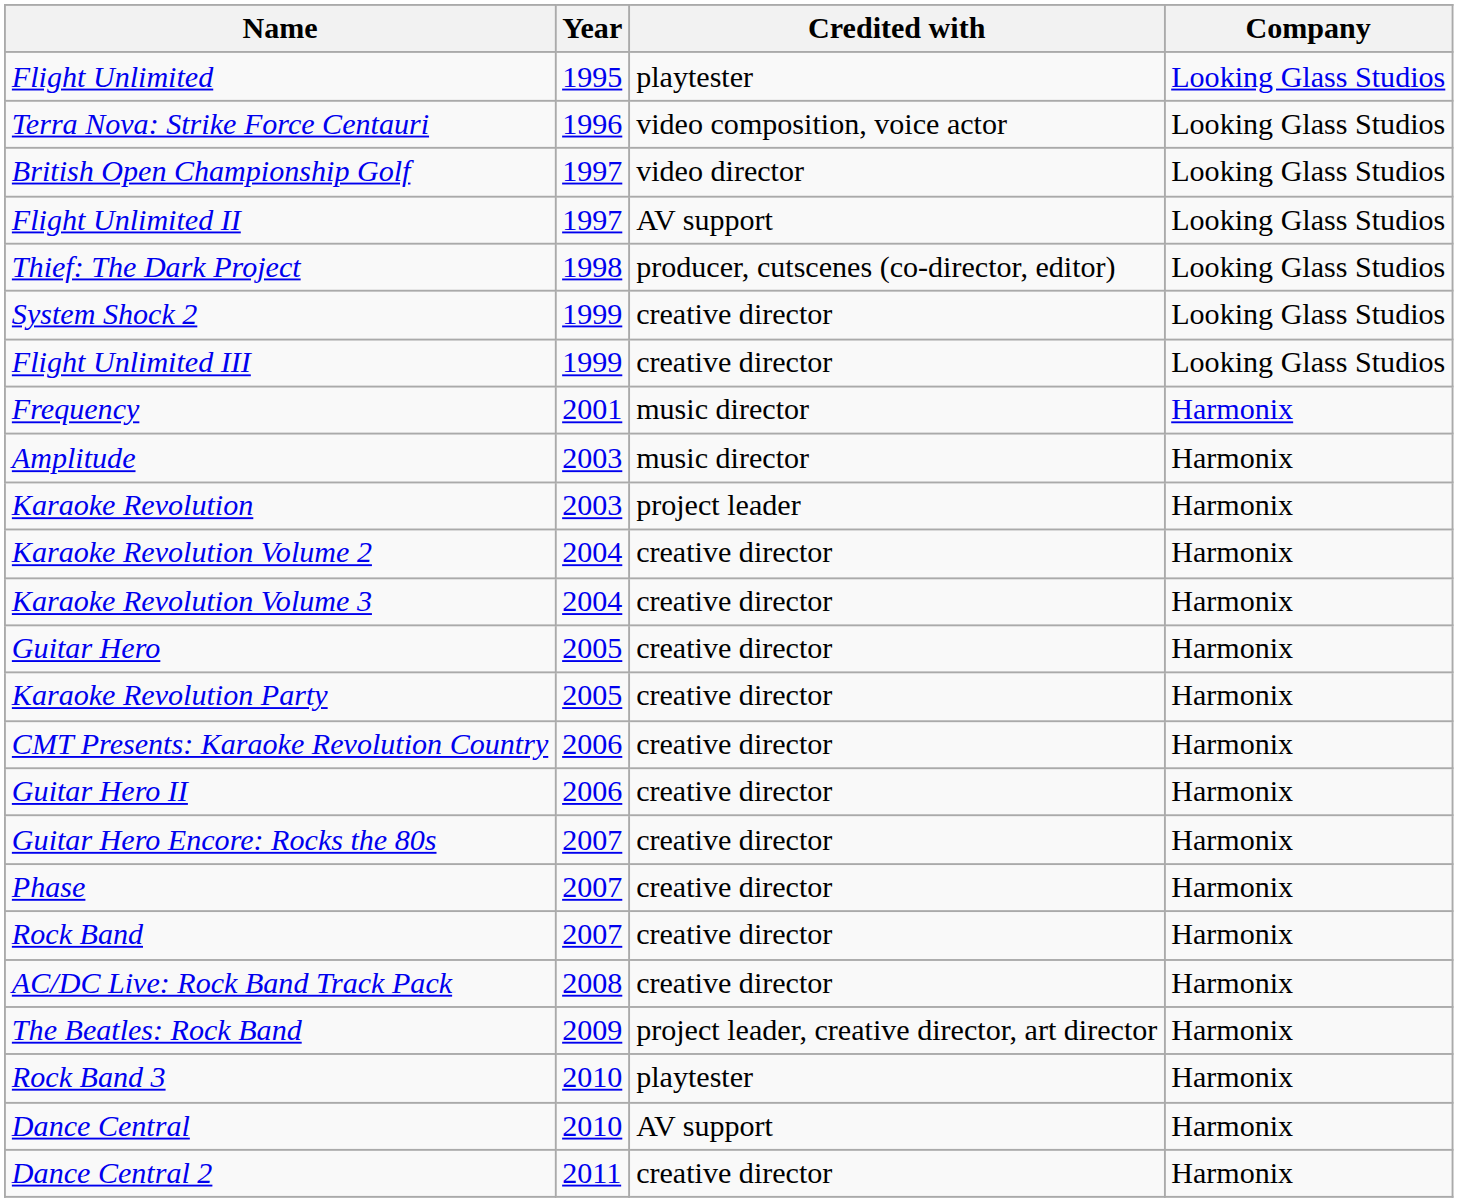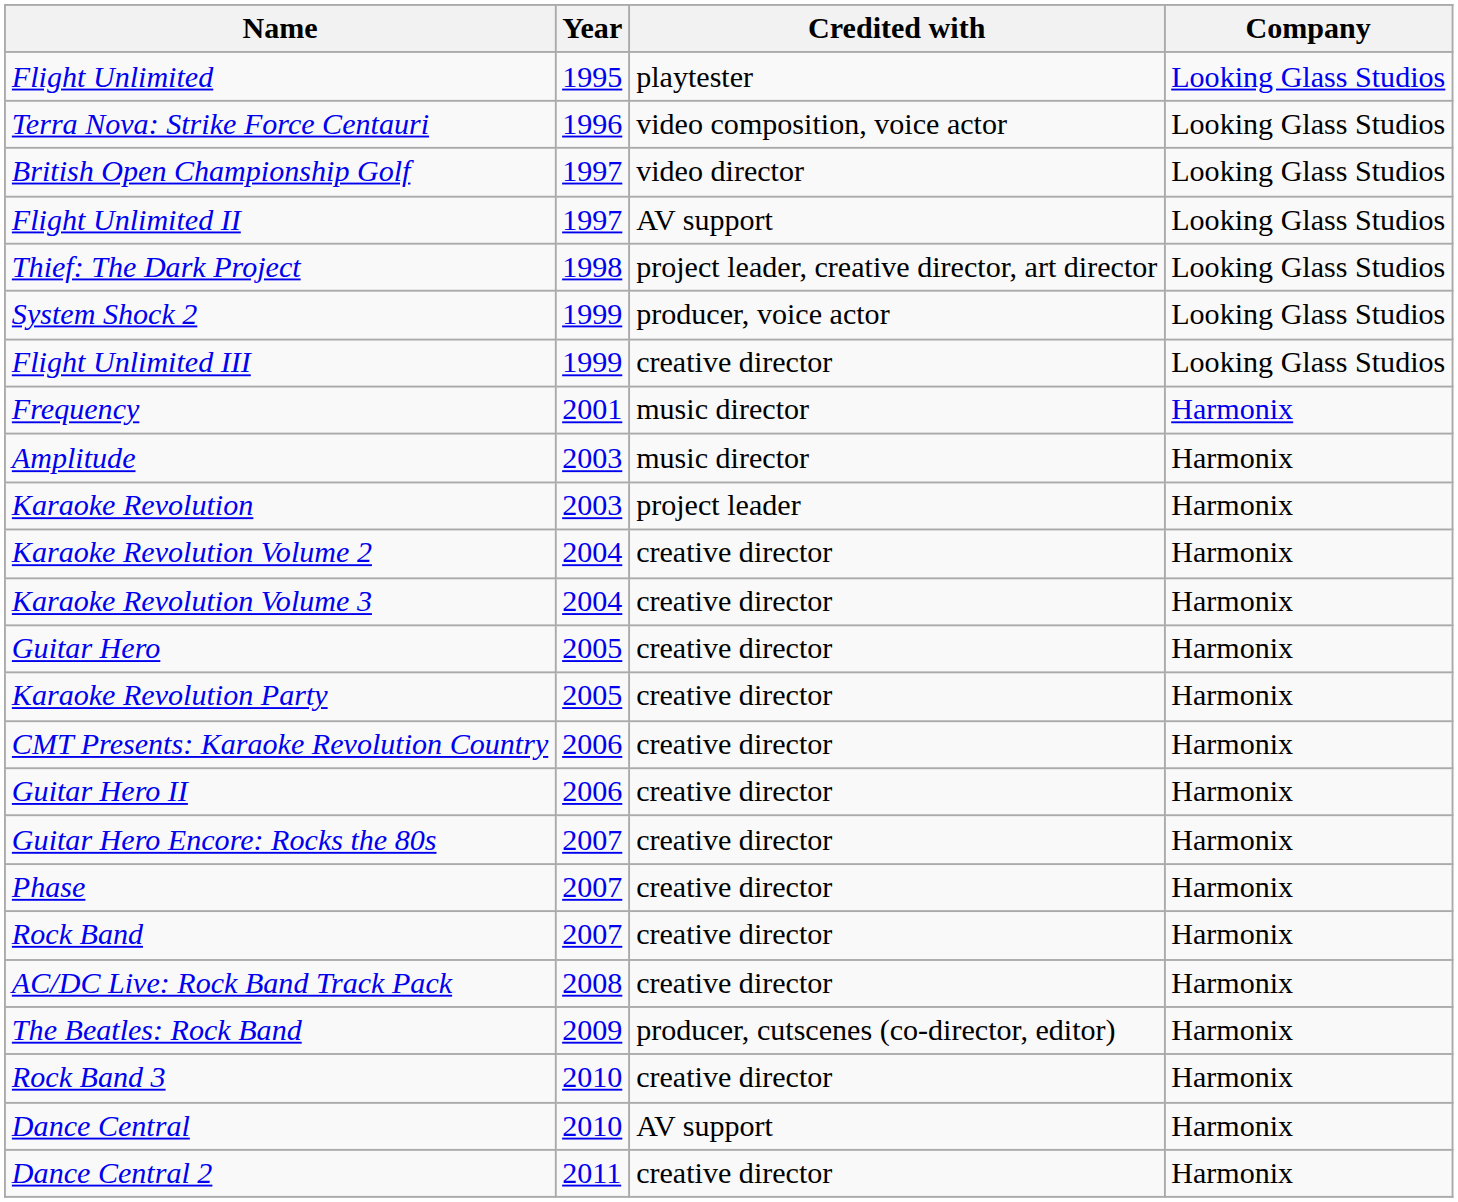(876, 266) producer, cutscenes (co-director, editor) -> (897, 266) project leader, creative director, art director
(734, 314) creative director -> (763, 314) producer, voice actor
(897, 1030) project leader, creative director, art director -> (876, 1030) producer, cutscenes (co-director, editor)
(695, 1077) playtester -> (734, 1077) creative director
